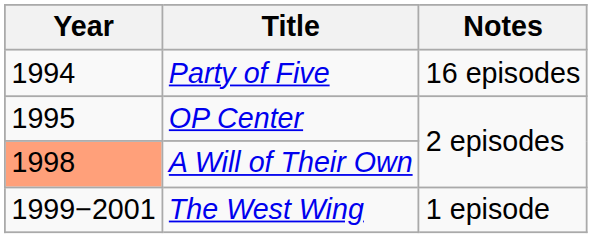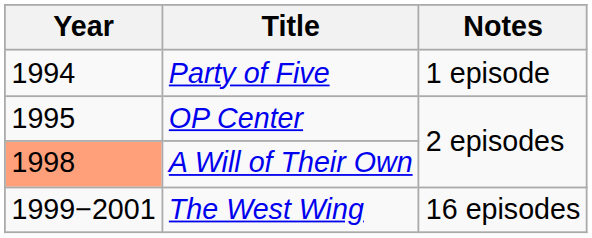(503, 72) 16 episodes -> (488, 72) 1 episode
(488, 208) 1 episode -> (503, 208) 16 episodes
